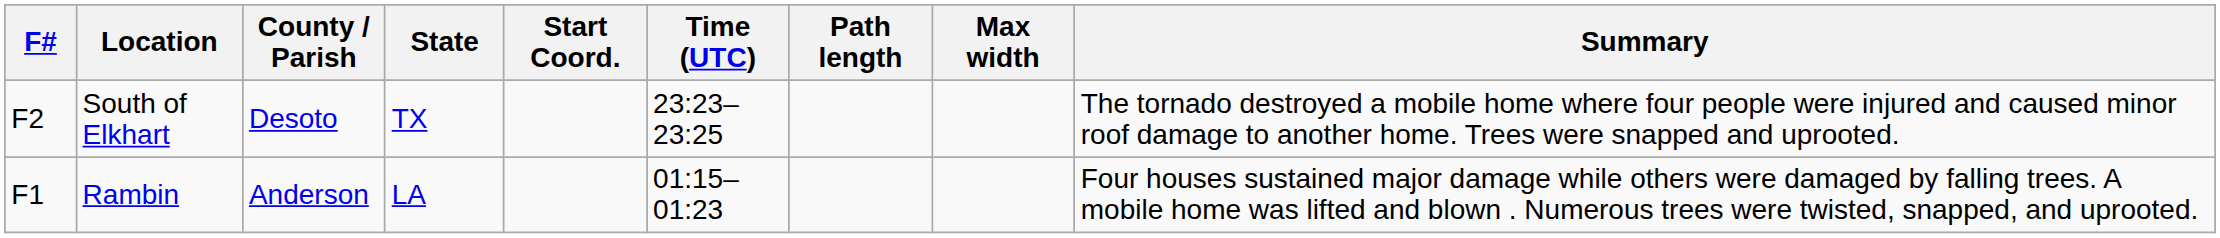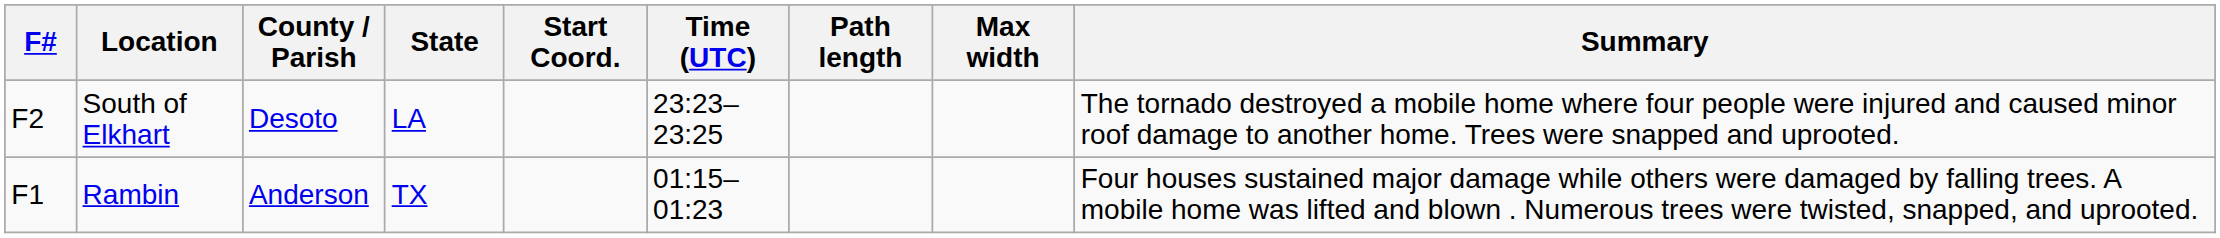(410, 118) TX -> (409, 118) LA
(409, 194) LA -> (410, 194) TX
